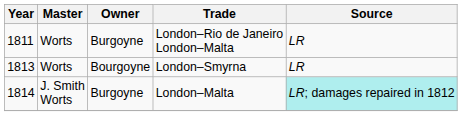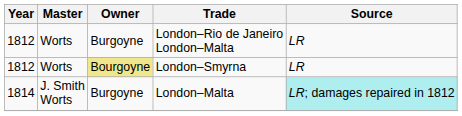(20, 40) 1811 -> (21, 40) 1812
(21, 67) 1813 -> (21, 67) 1812
(120, 67) no background -> (120, 67) khaki background
